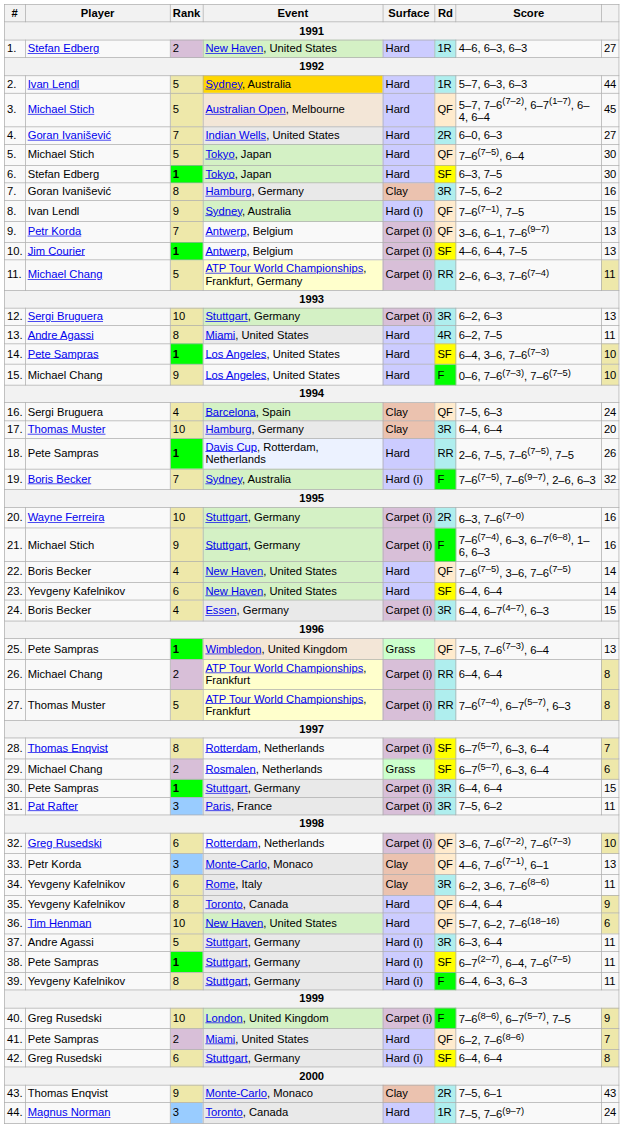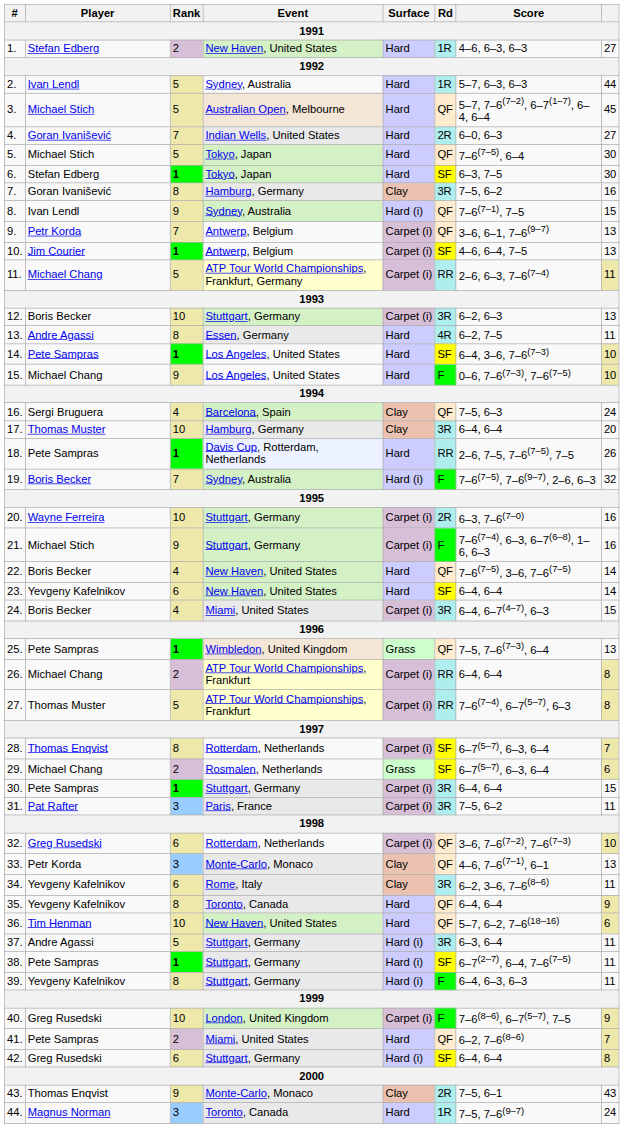(248, 84) gold background -> (248, 84) no background
(65, 317) Sergi Bruguera -> (59, 317) Boris Becker
(257, 334) Miami, United States -> (247, 334) Essen, Germany
(247, 610) Essen, Germany -> (257, 610) Miami, United States
